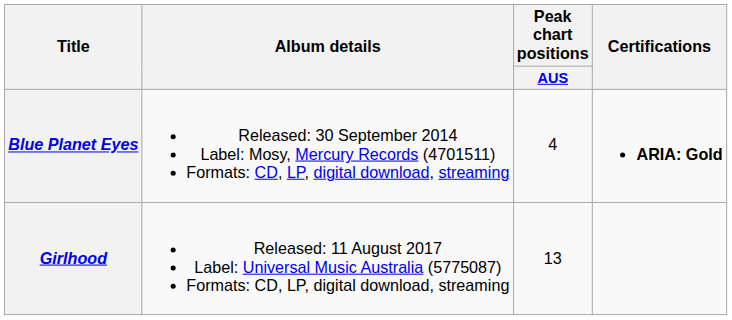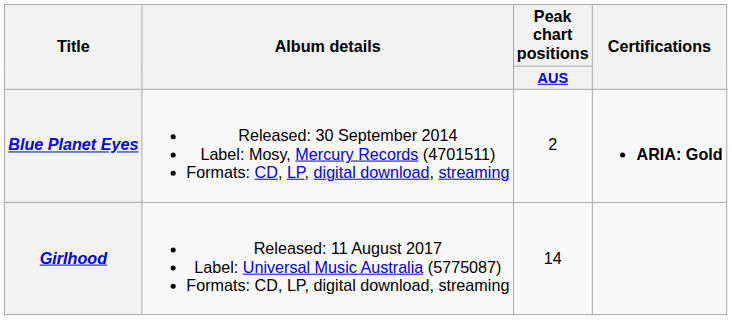(553, 145) 4 -> (553, 145) 2
(553, 258) 13 -> (553, 258) 14
